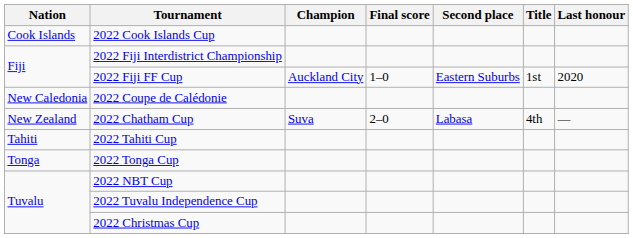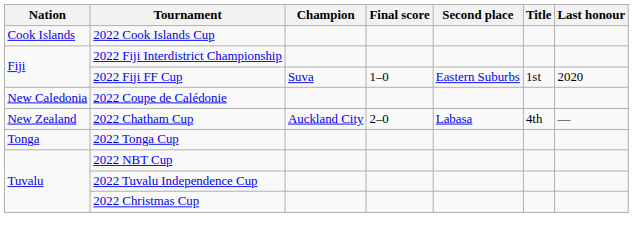(326, 77) Auckland City -> (301, 77) Suva
(301, 118) Suva -> (326, 118) Auckland City
- row: (135, 139)
